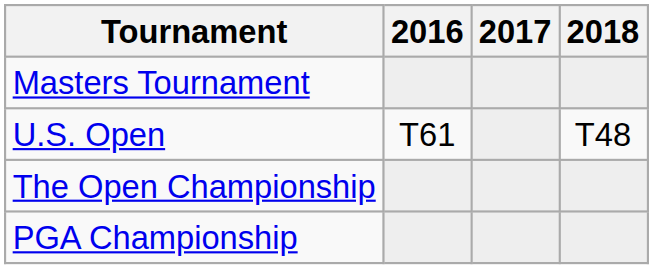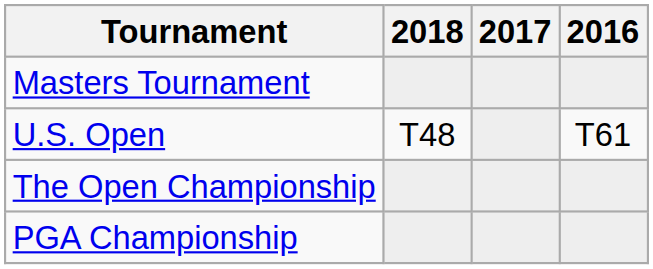columns swapped: (427, 31) <-> (603, 31)
